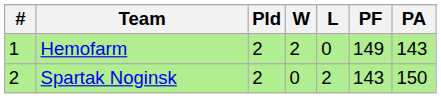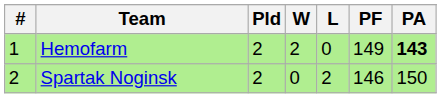(412, 48) normal -> (412, 48) bold
(369, 78) 143 -> (369, 78) 146
